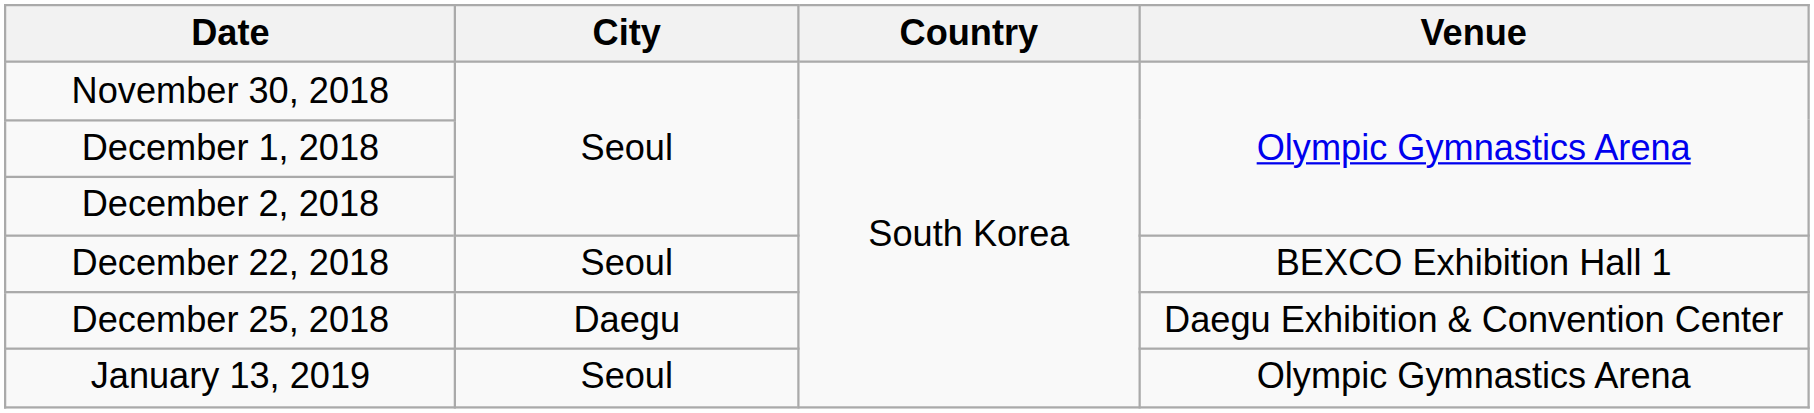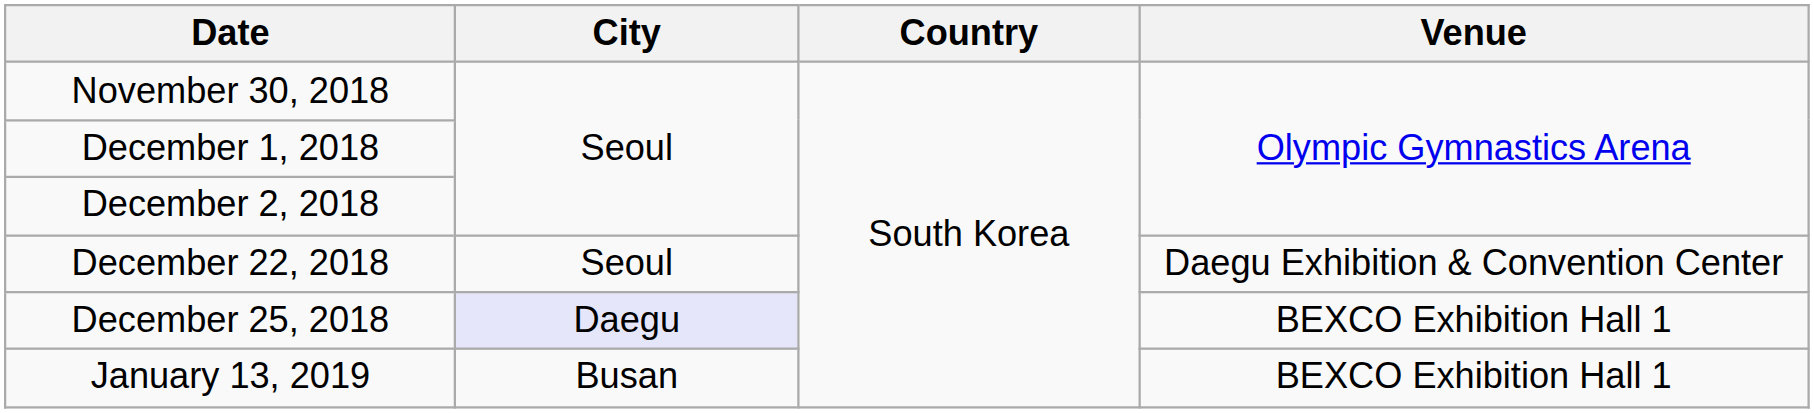(1474, 262) BEXCO Exhibition Hall 1 -> (1474, 262) Daegu Exhibition & Convention Center
(627, 319) no background -> (627, 319) lavender background
(1474, 319) Daegu Exhibition & Convention Center -> (1474, 319) BEXCO Exhibition Hall 1
(627, 377) Seoul -> (627, 377) Busan
(1474, 377) Olympic Gymnastics Arena -> (1474, 377) BEXCO Exhibition Hall 1
